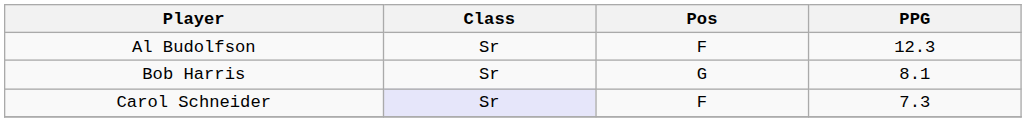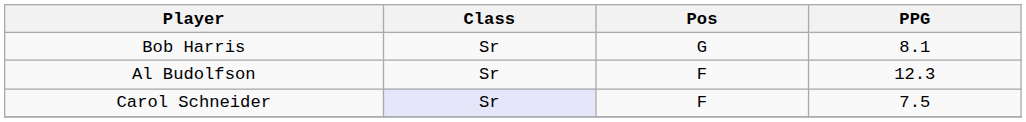rows swapped: (194, 47) <-> (194, 75)
(915, 103) 7.3 -> (915, 103) 7.5
